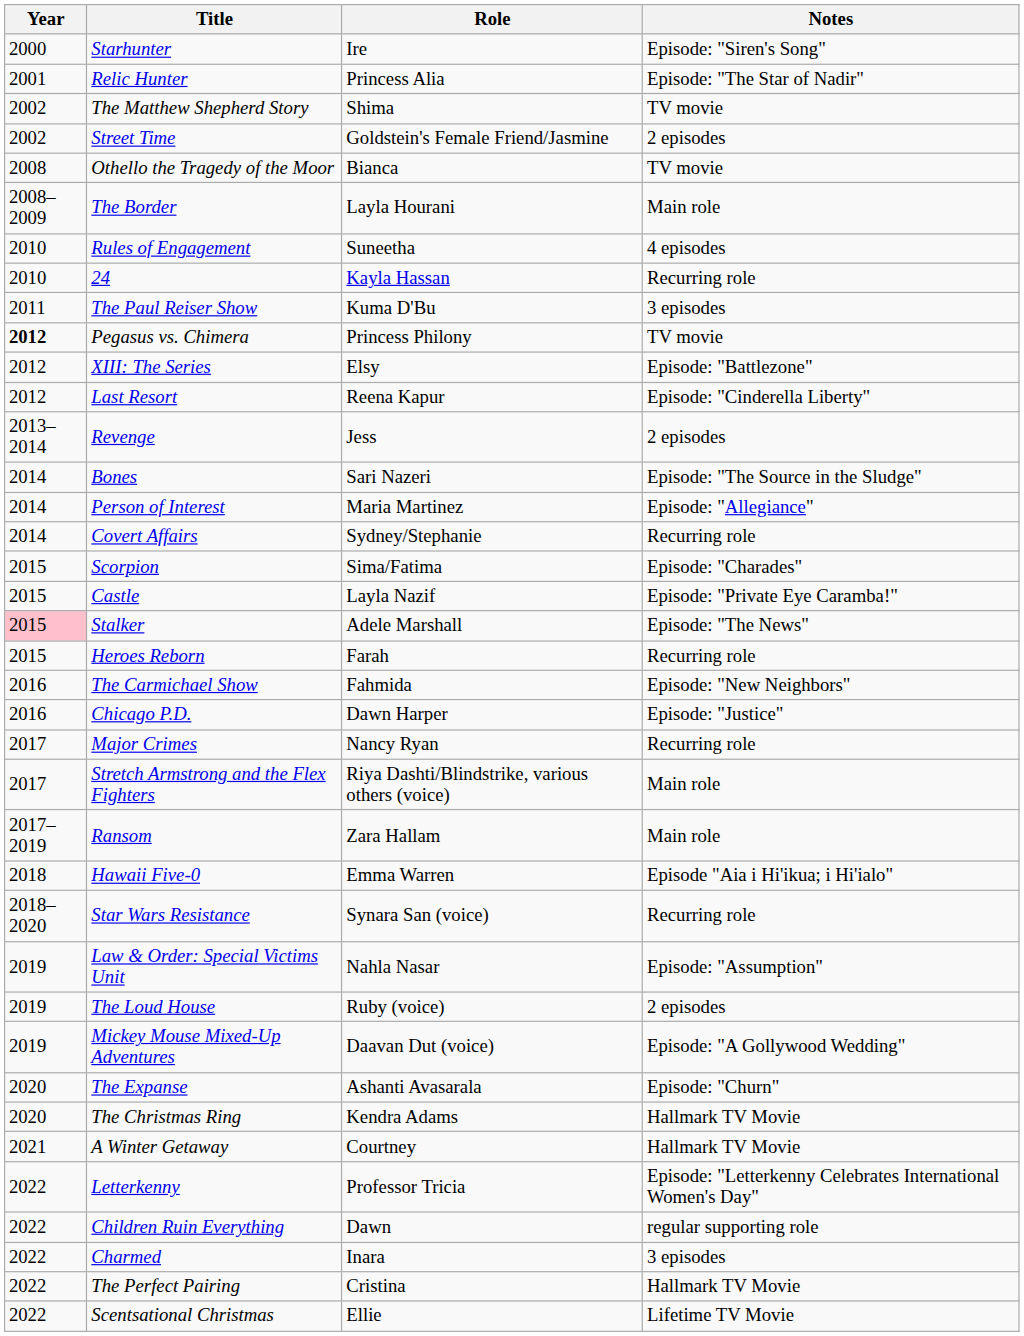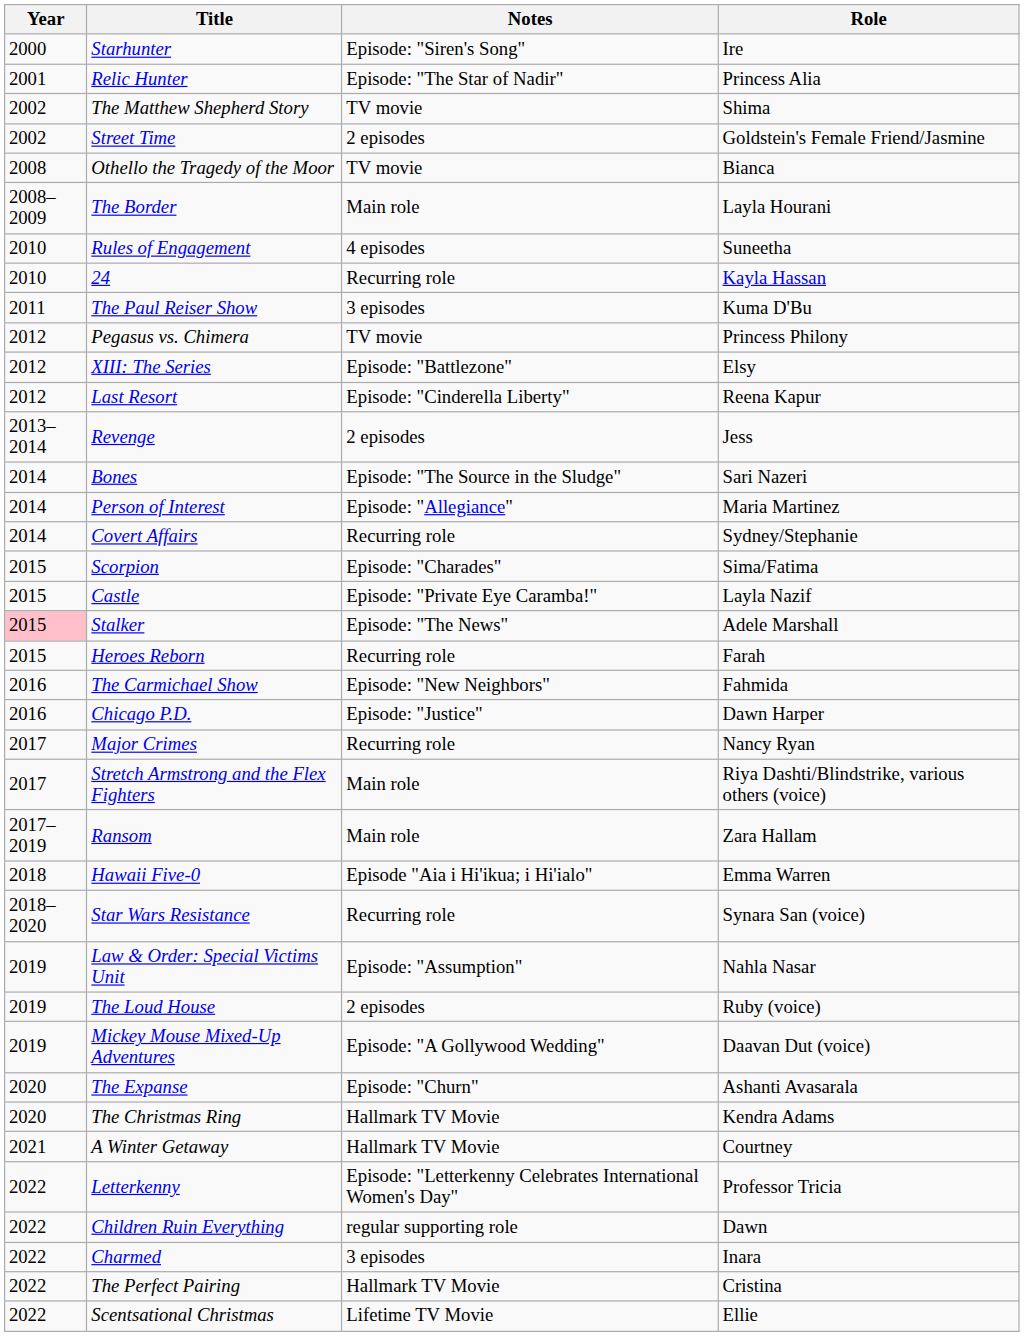columns swapped: (492, 19) <-> (831, 19)
(28, 337) bold -> (28, 337) normal
